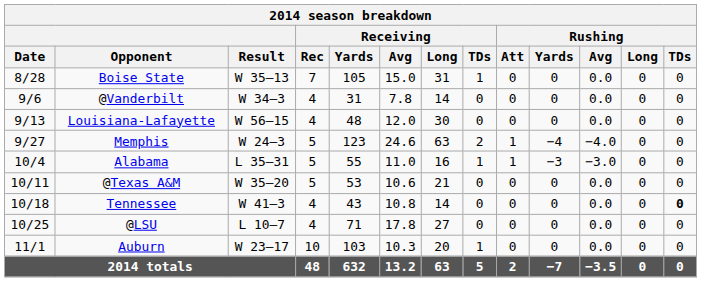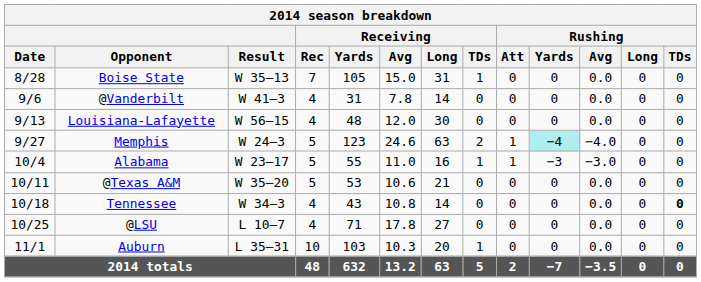(262, 99) W 34–3 -> (262, 99) W 41–3
(554, 141) no background -> (554, 141) paleturquoise background
(262, 162) L 35–31 -> (262, 162) W 23–17
(262, 204) W 41–3 -> (262, 204) W 34–3
(262, 246) W 23–17 -> (262, 246) L 35–31
